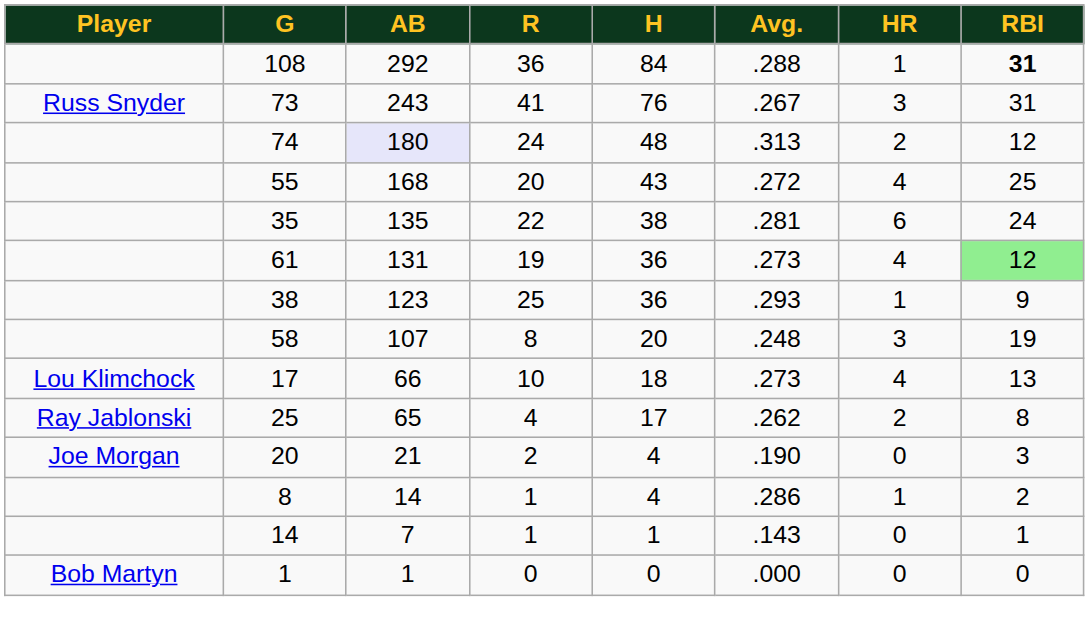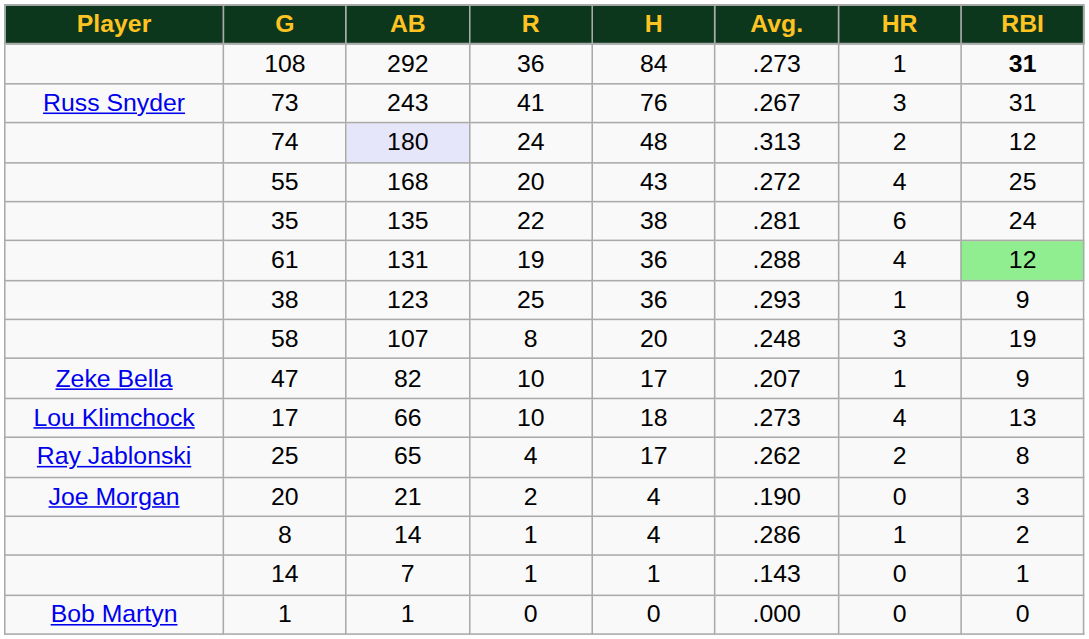(777, 63) .288 -> (777, 63) .273
(777, 260) .273 -> (777, 260) .288
+ row: (285, 378)
